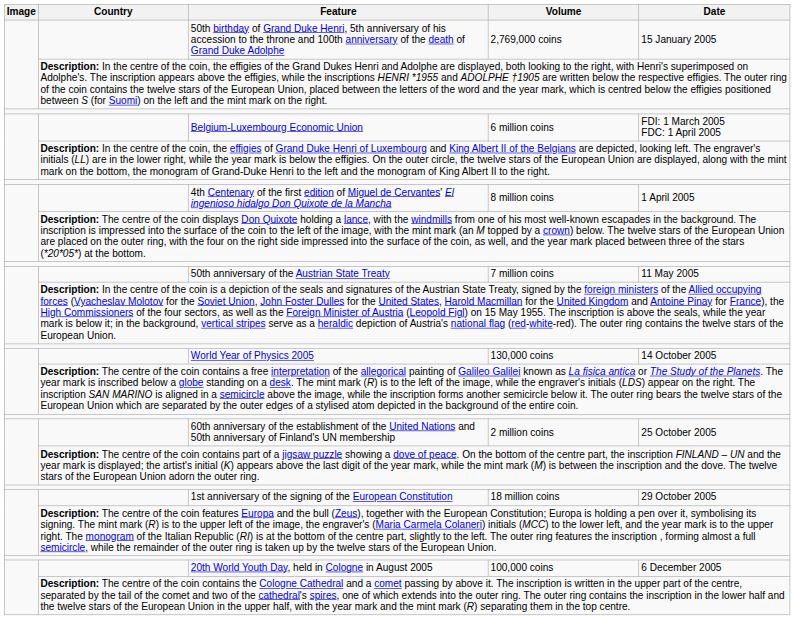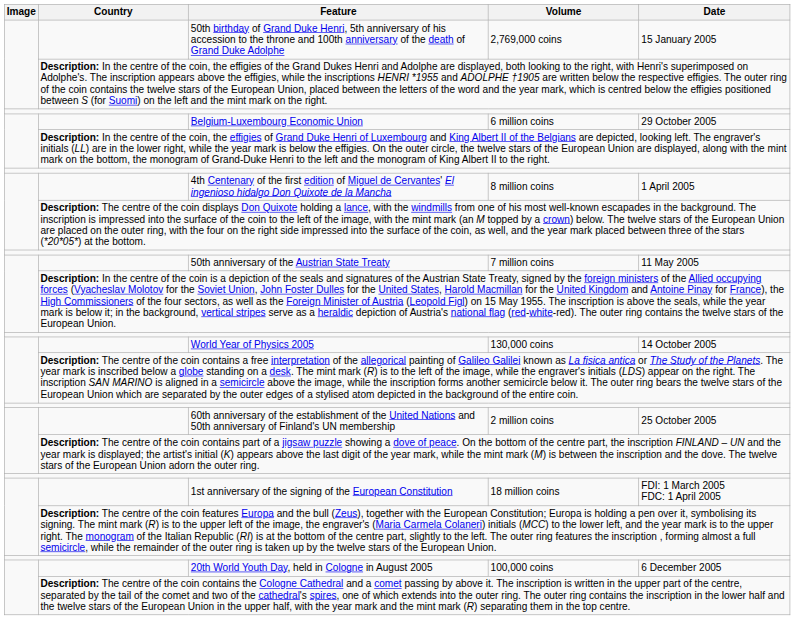(683, 127) FDI: 1 March 2005 FDC: 1 April 2005 -> (679, 121) 29 October 2005
(679, 497) 29 October 2005 -> (683, 492) FDI: 1 March 2005 FDC: 1 April 2005
